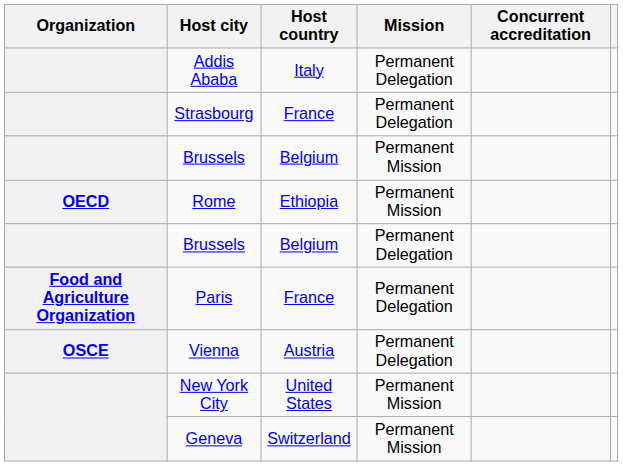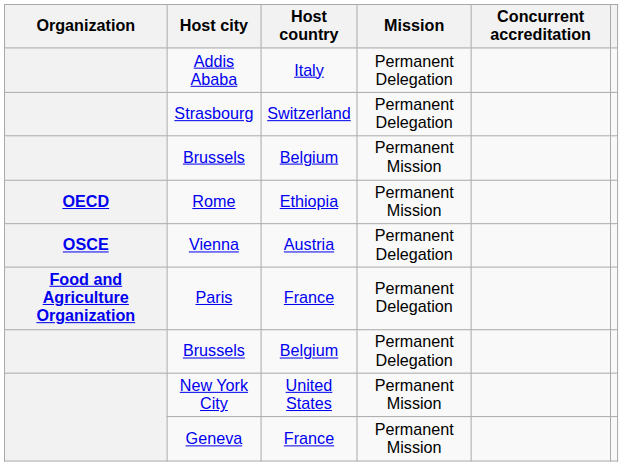(309, 114) France -> (309, 114) Switzerland
rows swapped: (214, 245) <-> (214, 351)
(309, 438) Switzerland -> (309, 438) France
